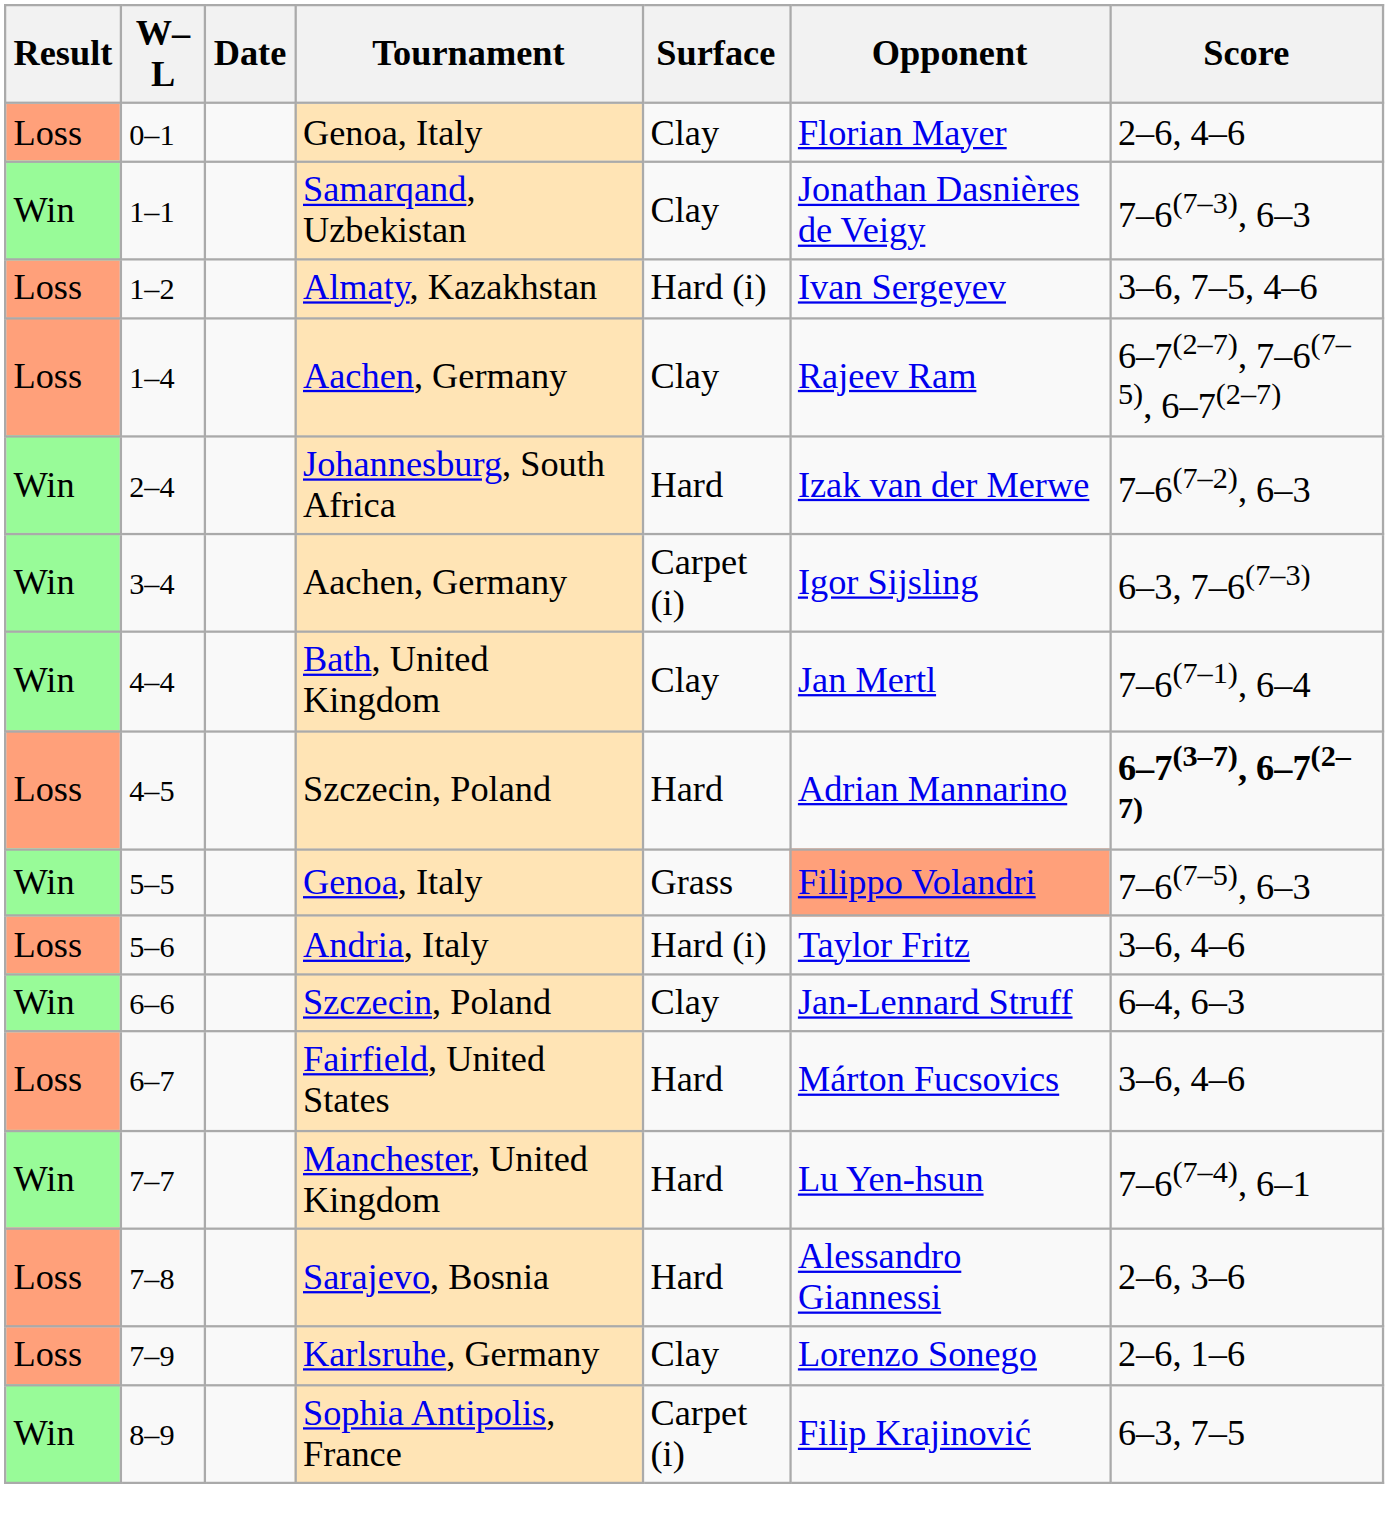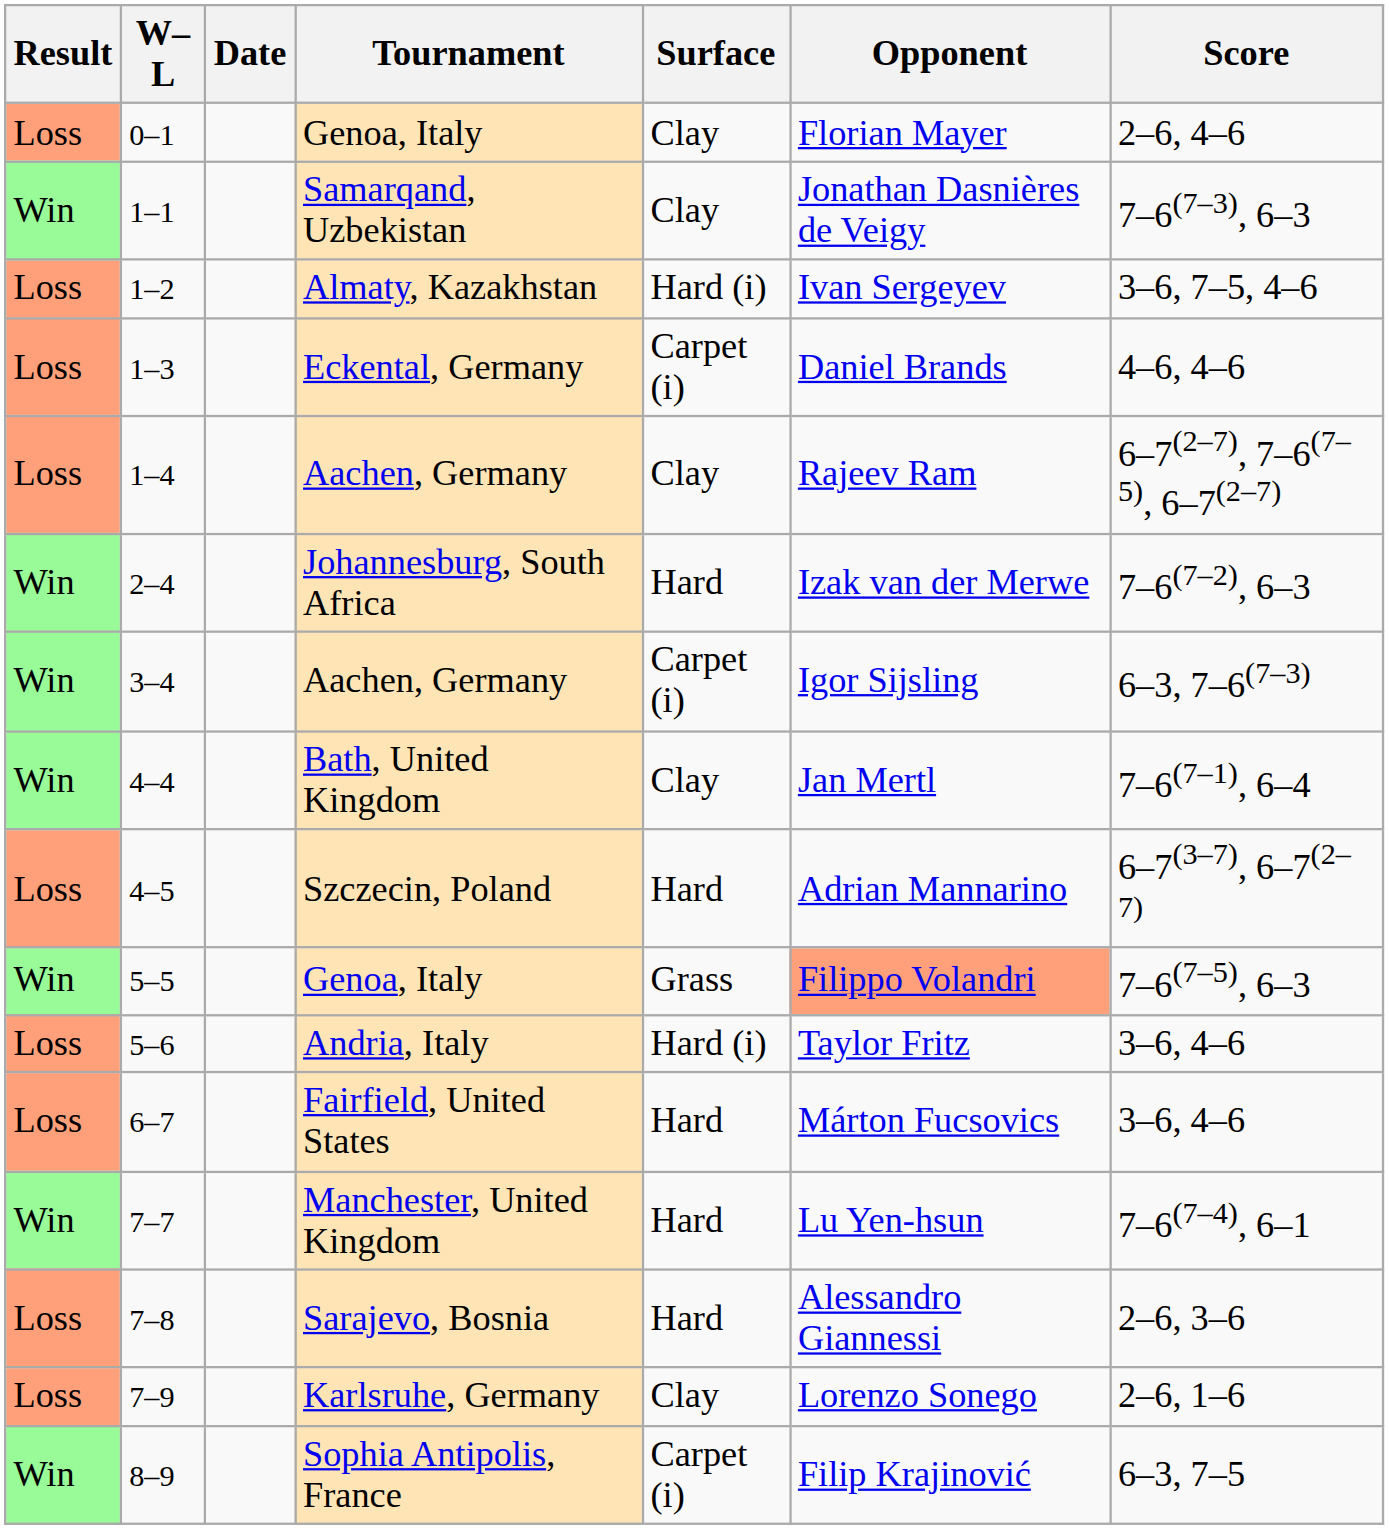+ row: (152, 368)
(1234, 789) bold -> (1234, 880) normal
- row: (152, 1004)
